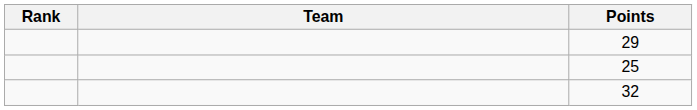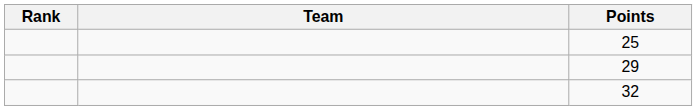rows swapped: (630, 67) <-> (630, 42)
